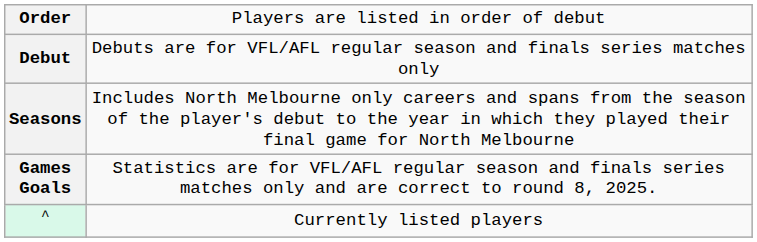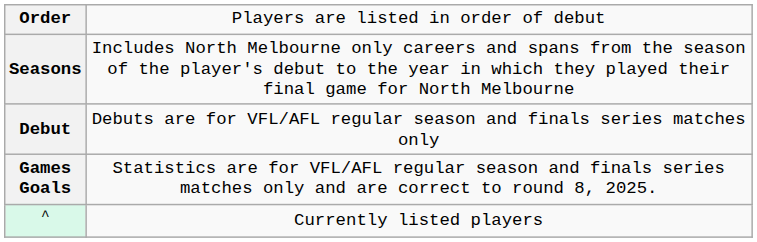rows swapped: (45, 119) <-> (45, 58)
